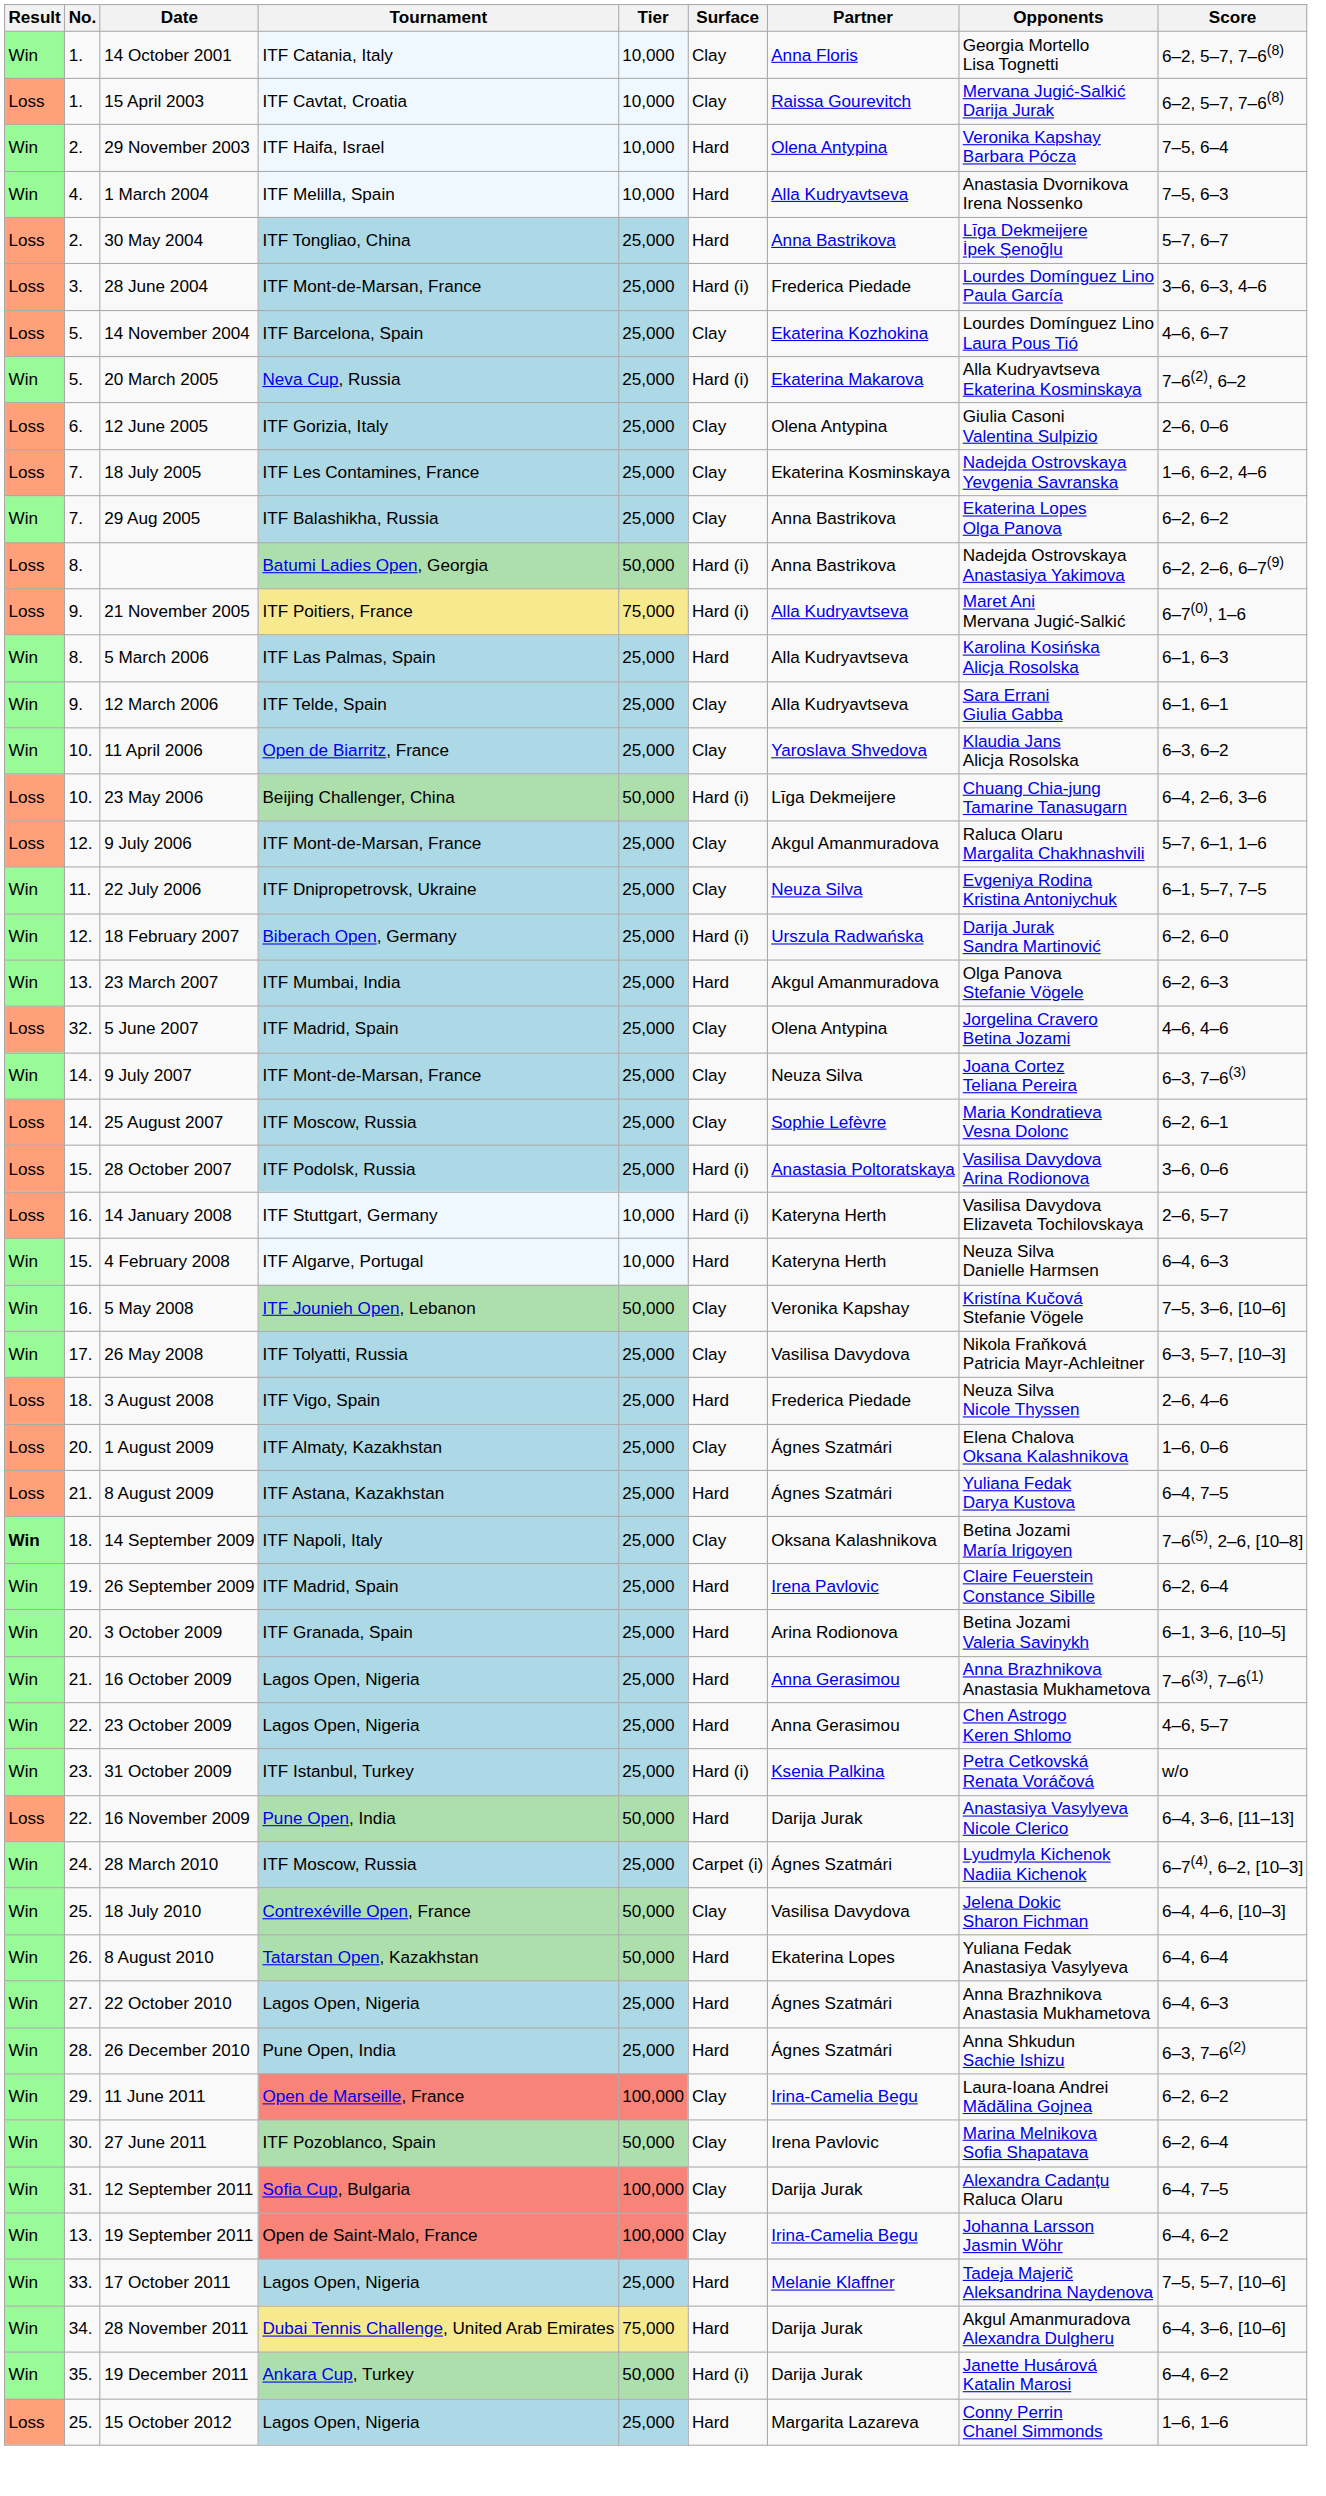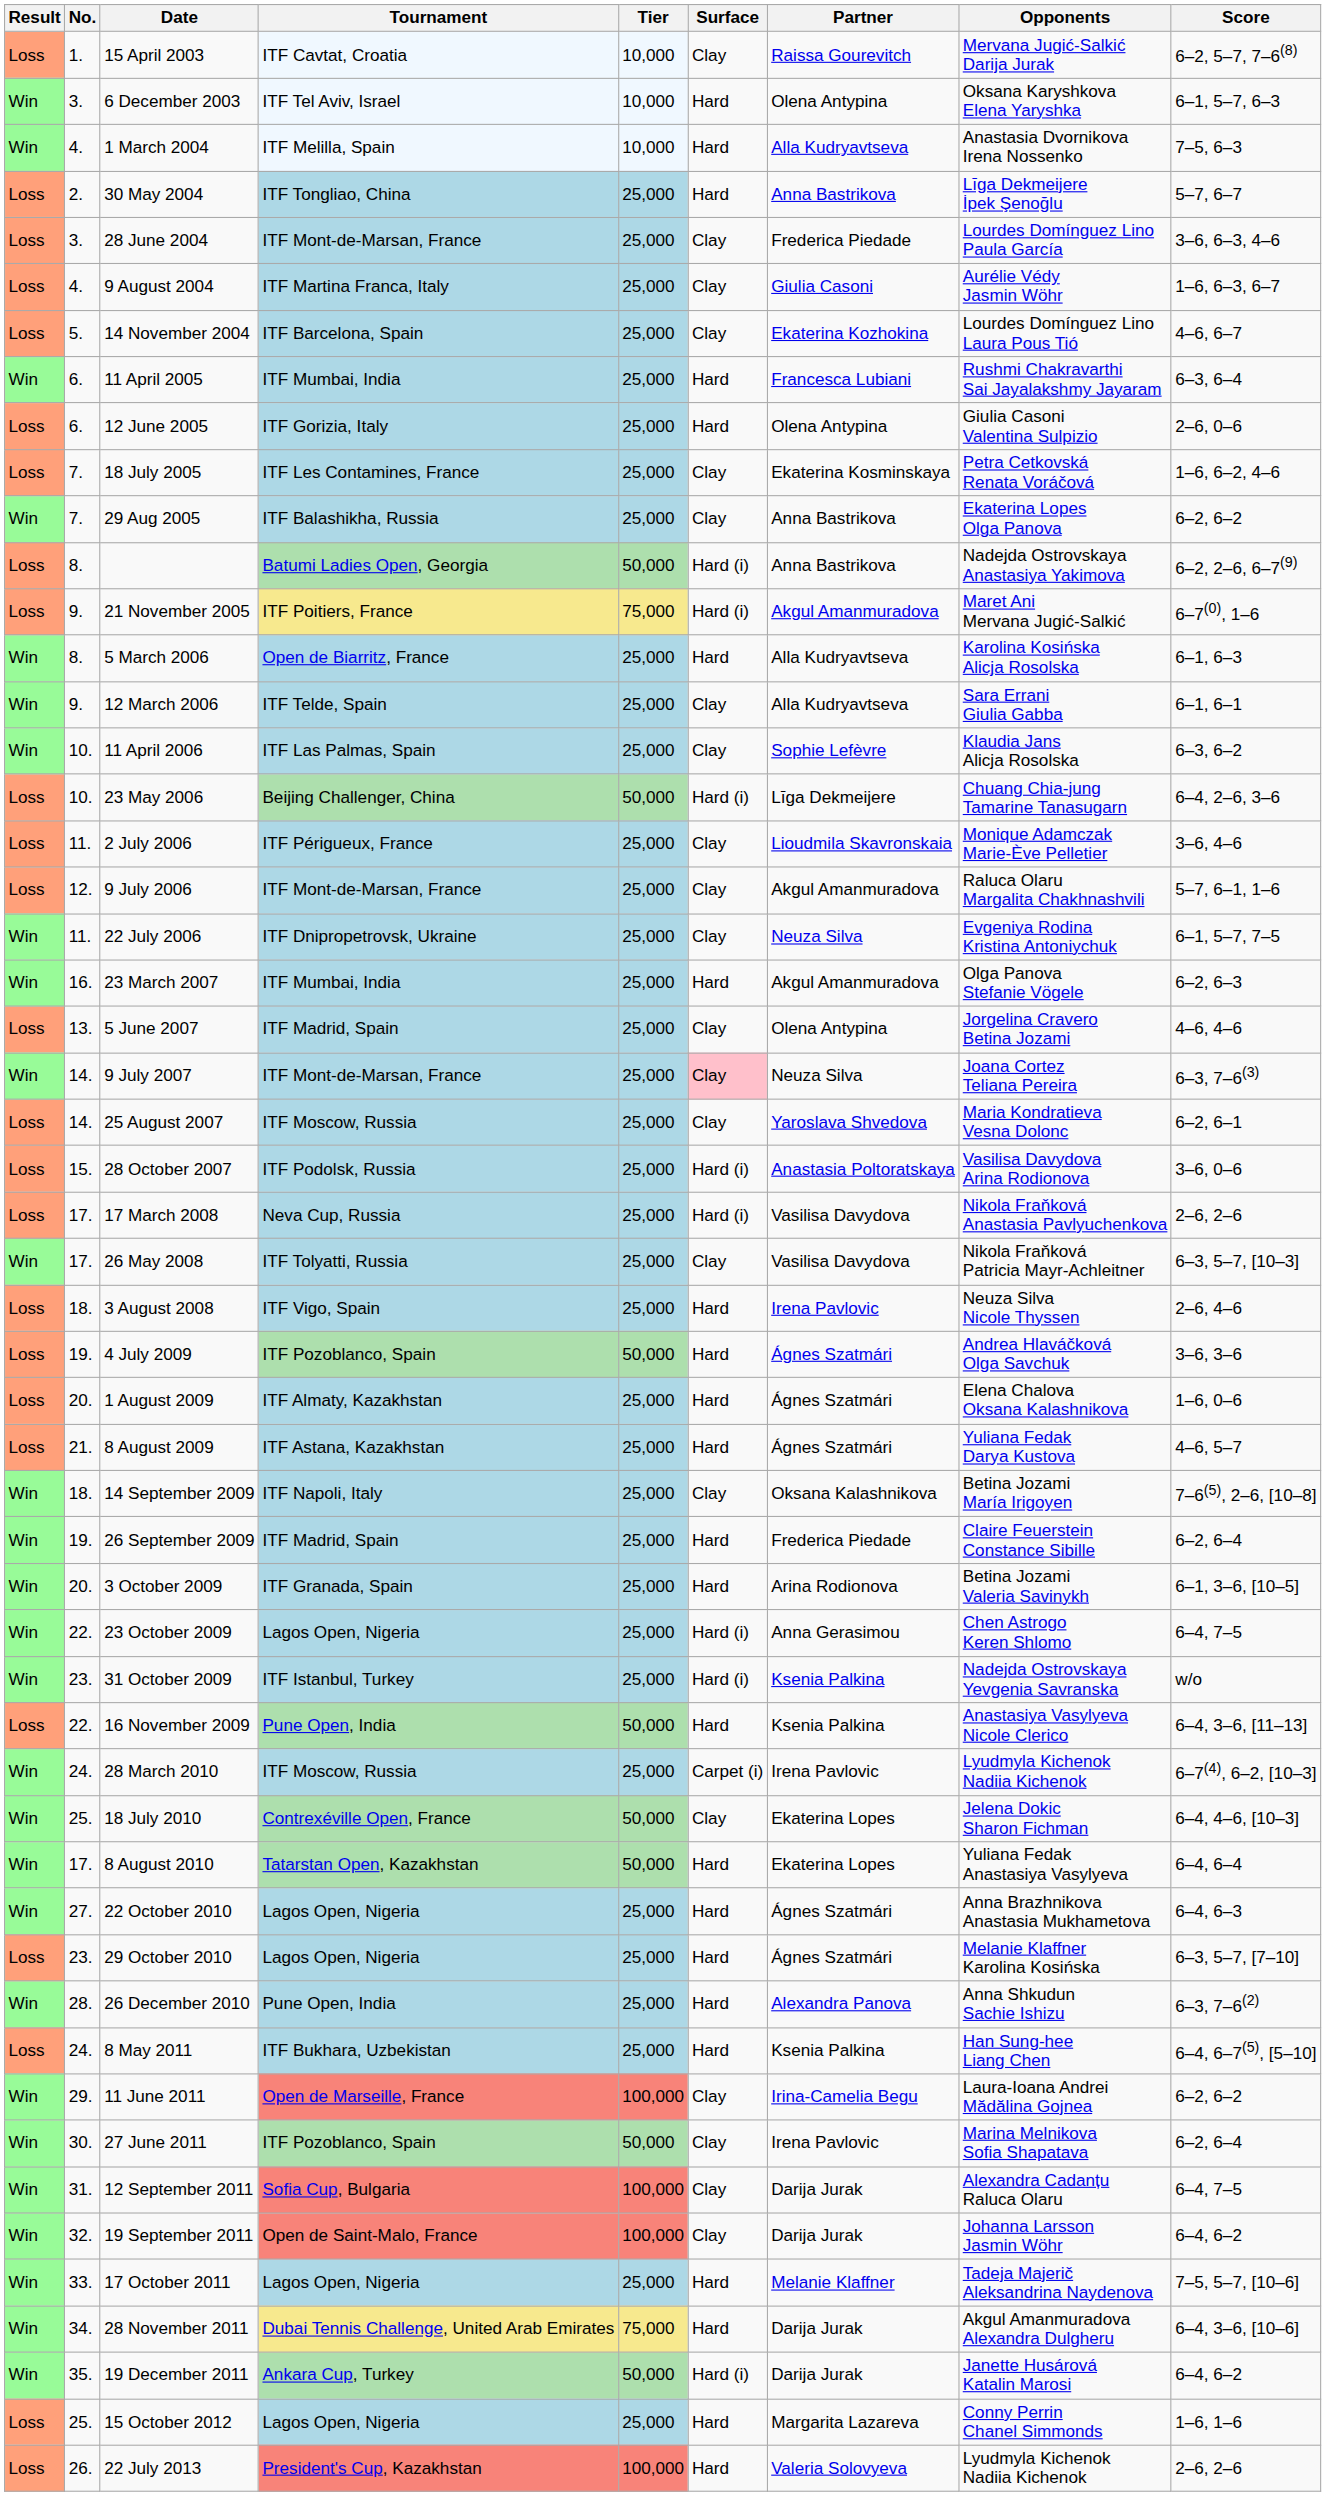- row: (168, 54)
- row: (177, 147)
+ row: (172, 101)
(720, 286) Hard (i) -> (709, 240) Clay
+ row: (159, 286)
- row: (161, 379)
+ row: (154, 379)
(709, 426) Clay -> (711, 426) Hard
(1045, 472) Nadejda Ostrovskaya Yevgenia Savranska -> (1028, 472) Petra Cetkovská Renata Voráčová
(840, 611) Alla Kudryavtseva -> (855, 611) Akgul Amanmuradova
(349, 658) ITF Las Palmas, Spain -> (356, 658) Open de Biarritz, France
(356, 751) Open de Biarritz, France -> (349, 751) ITF Las Palmas, Spain
(849, 751) Yaroslava Shvedova -> (829, 751) Sophie Lefèvre
+ row: (148, 843)
- row: (172, 936)
(81, 983) 13. -> (81, 983) 16.
(81, 1029) 32. -> (81, 1029) 13.
(709, 1075) no background -> (709, 1075) pink background
(829, 1122) Sophie Lefèvre -> (849, 1122) Yaroslava Shvedova
- row: (168, 1215)
- row: (167, 1261)
+ row: (161, 1215)
- row: (149, 1307)
(841, 1400) Frederica Piedade -> (825, 1307) Irena Pavlovic
+ row: (148, 1354)
(709, 1447) Clay -> (711, 1400) Hard
(1195, 1493) 6–4, 7–5 -> (1209, 1447) 4–6, 5–7
(24, 1540) bold -> (23, 1493) normal
(825, 1586) Irena Pavlovic -> (841, 1540) Frederica Piedade
- row: (168, 1679)
(711, 1725) Hard -> (720, 1632) Hard (i)
(1195, 1725) 4–6, 5–7 -> (1209, 1632) 6–4, 7–5
(1028, 1772) Petra Cetkovská Renata Voráčová -> (1045, 1679) Nadejda Ostrovskaya Yevgenia Savranska
(817, 1818) Darija Jurak -> (828, 1725) Ksenia Palkina
(832, 1864) Ágnes Szatmári -> (825, 1772) Irena Pavlovic
(840, 1911) Vasilisa Davydova -> (833, 1818) Ekaterina Lopes
(81, 1957) 26. -> (81, 1864) 17.
+ row: (168, 1957)
(832, 2050) Ágnes Szatmári -> (841, 2004) Alexandra Panova
+ row: (148, 2050)
(81, 2236) 13. -> (81, 2236) 32.
(844, 2236) Irina-Camelia Begu -> (817, 2236) Darija Jurak
+ row: (153, 2468)
